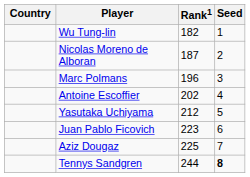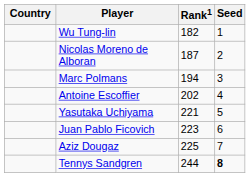(190, 78) 196 -> (190, 78) 194
(190, 112) 212 -> (190, 112) 221
